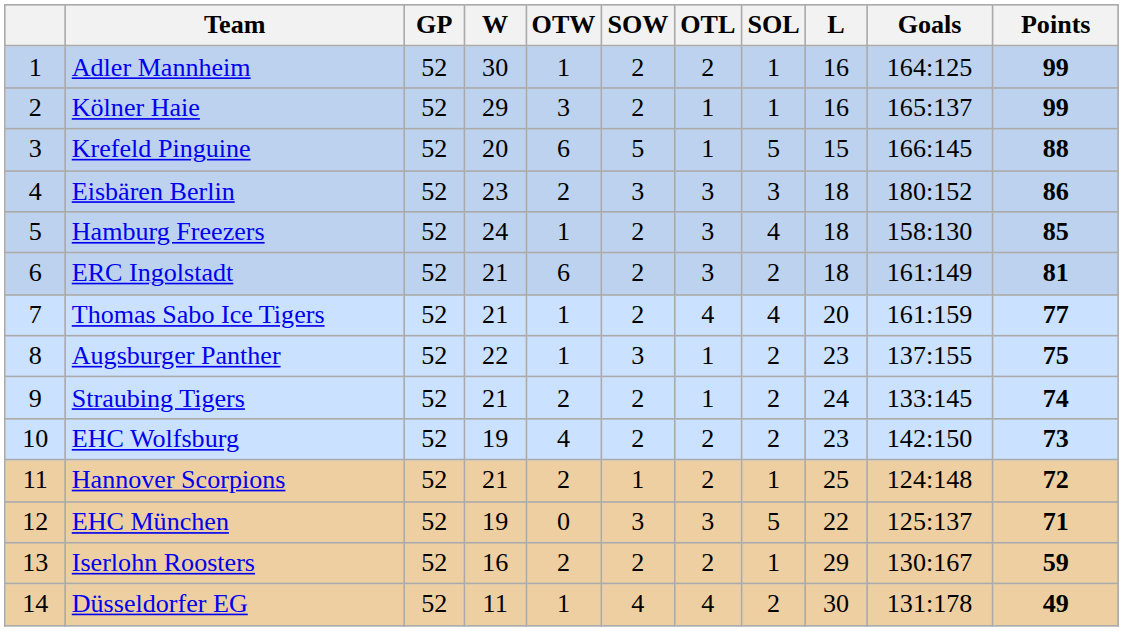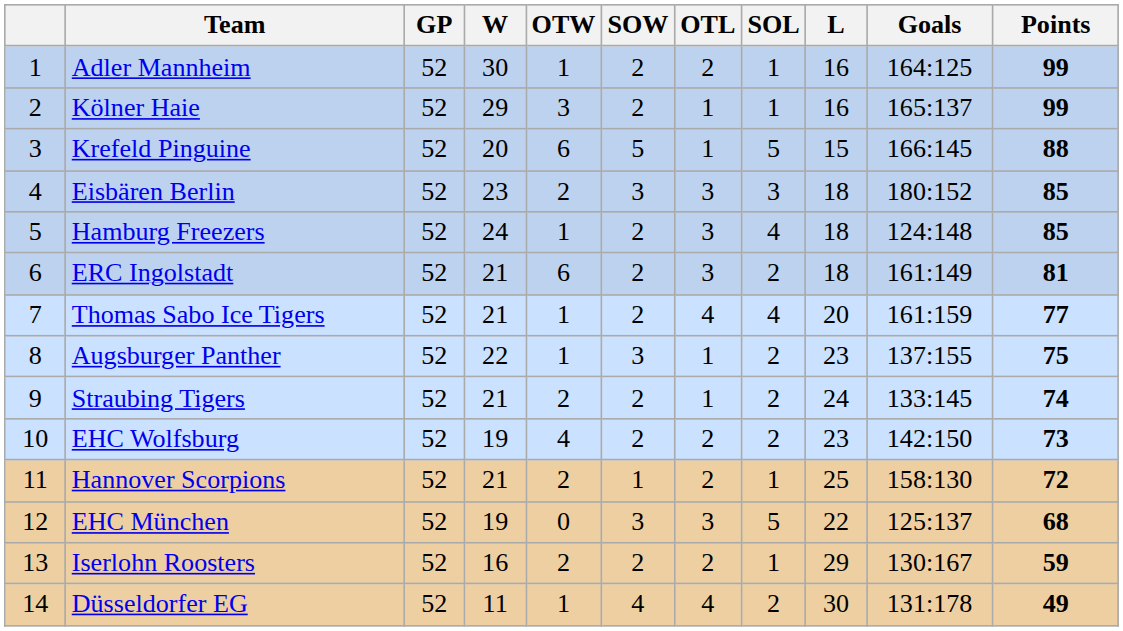(1056, 190) 86 -> (1056, 190) 85
(930, 231) 158:130 -> (930, 231) 124:148
(930, 480) 124:148 -> (930, 480) 158:130
(1056, 521) 71 -> (1056, 521) 68
